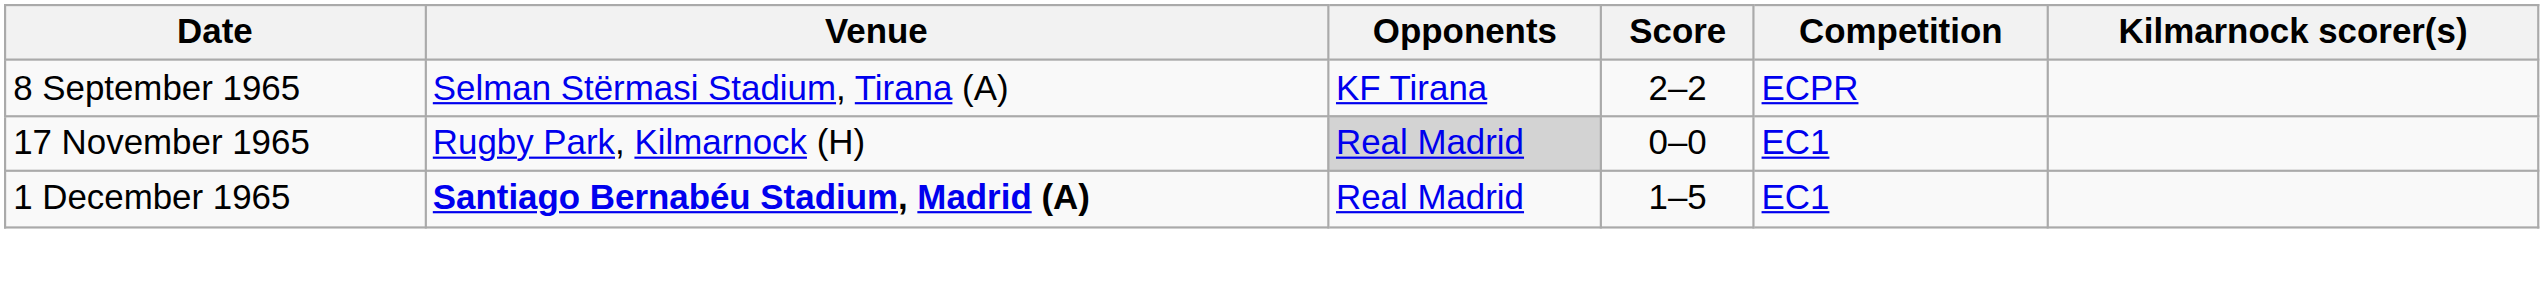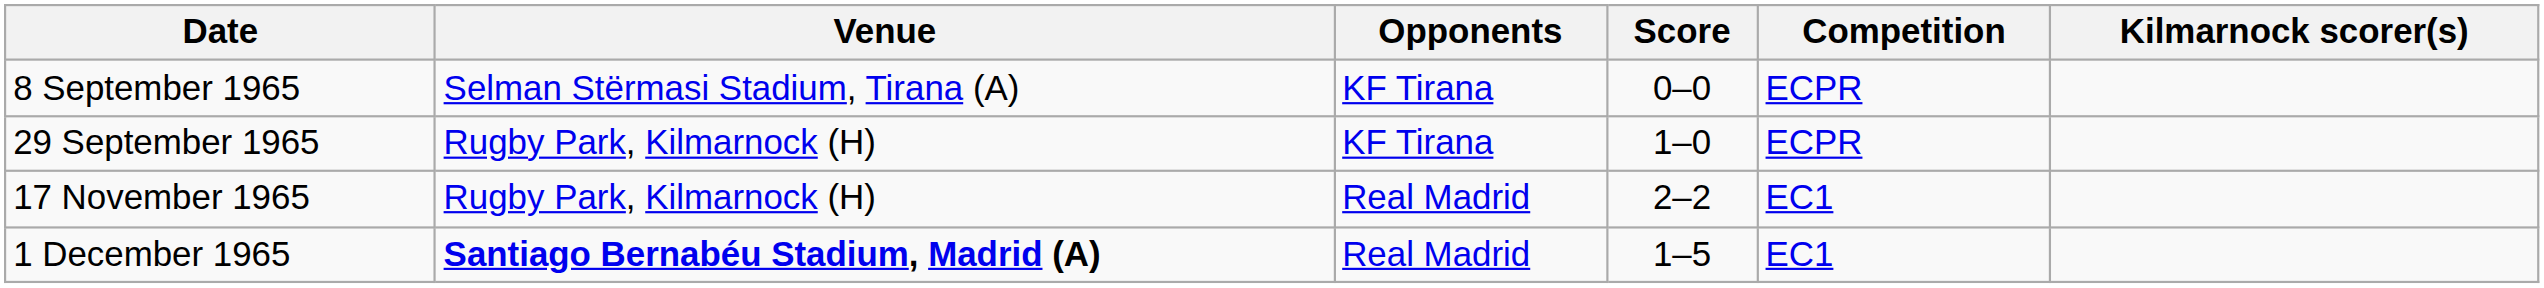(1678, 87) 2–2 -> (1682, 87) 0–0
+ row: (166, 142)
(1430, 142) lightgrey background -> (1436, 198) no background
(1678, 142) 0–0 -> (1682, 198) 2–2
